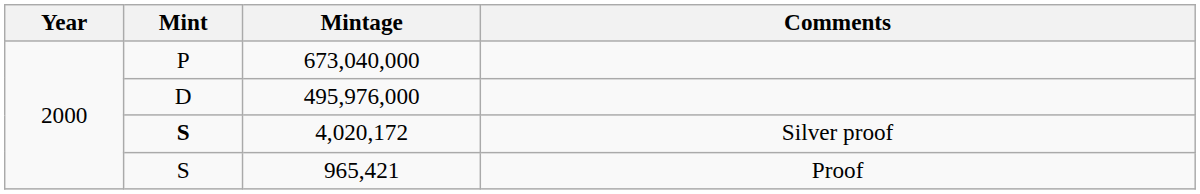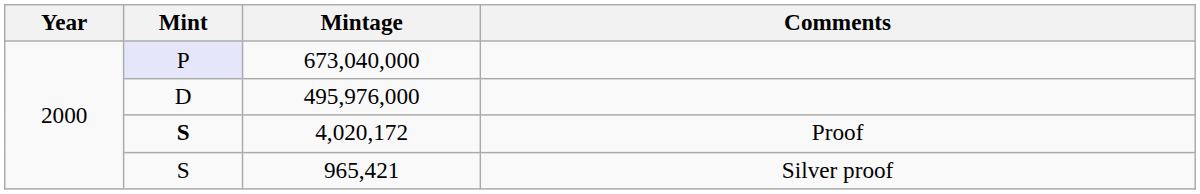(183, 59) no background -> (183, 59) lavender background
(838, 133) Silver proof -> (838, 133) Proof
(838, 170) Proof -> (838, 170) Silver proof
